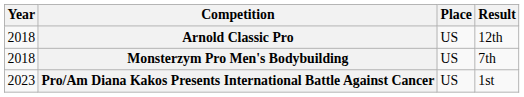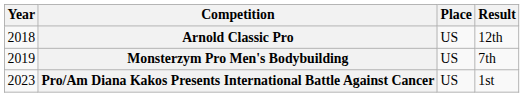(21, 59) 2018 -> (21, 59) 2019
